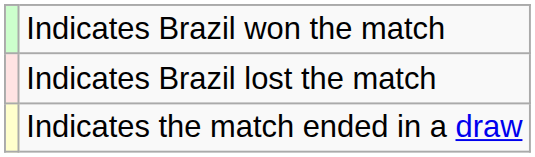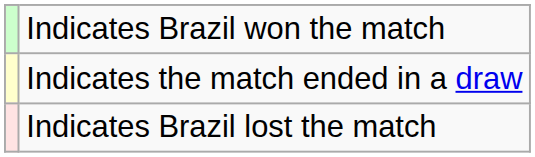rows swapped: (274, 126) <-> (231, 77)
